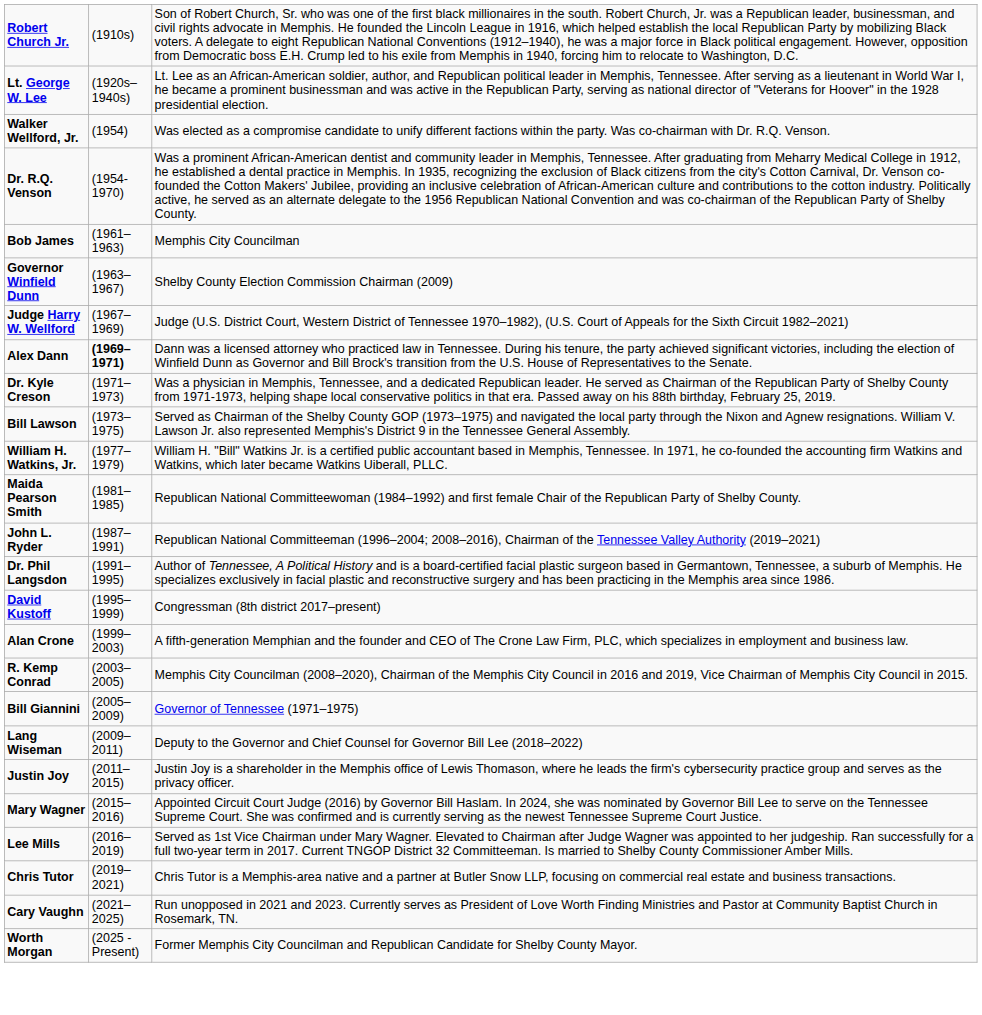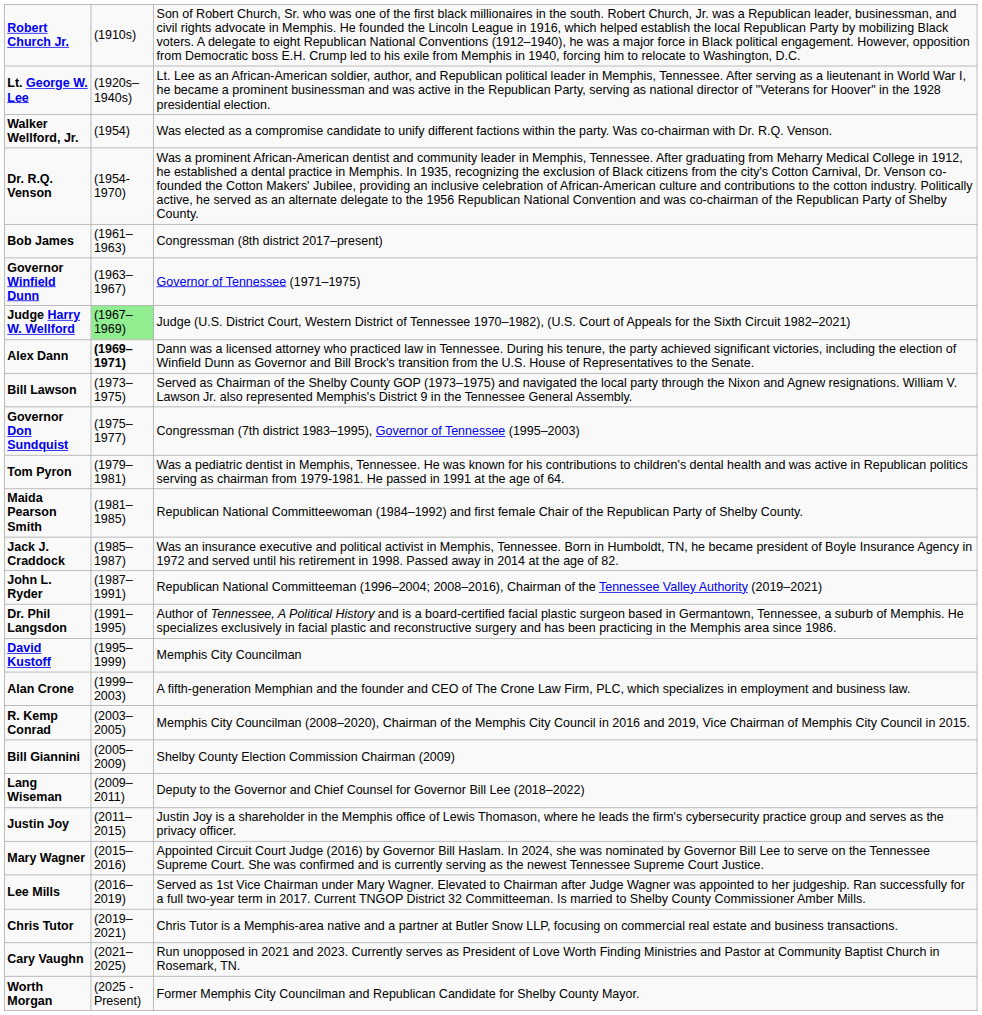(227, 240) Memphis City Councilman -> (270, 240) Congressman (8th district 2017–present)
(304, 281) Shelby County Election Commission Chairman (2009) -> (258, 281) Governor of Tennessee (1971–1975)
(111, 322) no background -> (113, 322) lightgreen background
- row: (31, 390)
+ row: (38, 431)
- row: (42, 458)
+ row: (39, 472)
+ row: (36, 553)
(268, 607) Congressman (8th district 2017–present) -> (229, 655) Memphis City Councilman
(256, 708) Governor of Tennessee (1971–1975) -> (306, 756) Shelby County Election Commission Chairman (2009)
